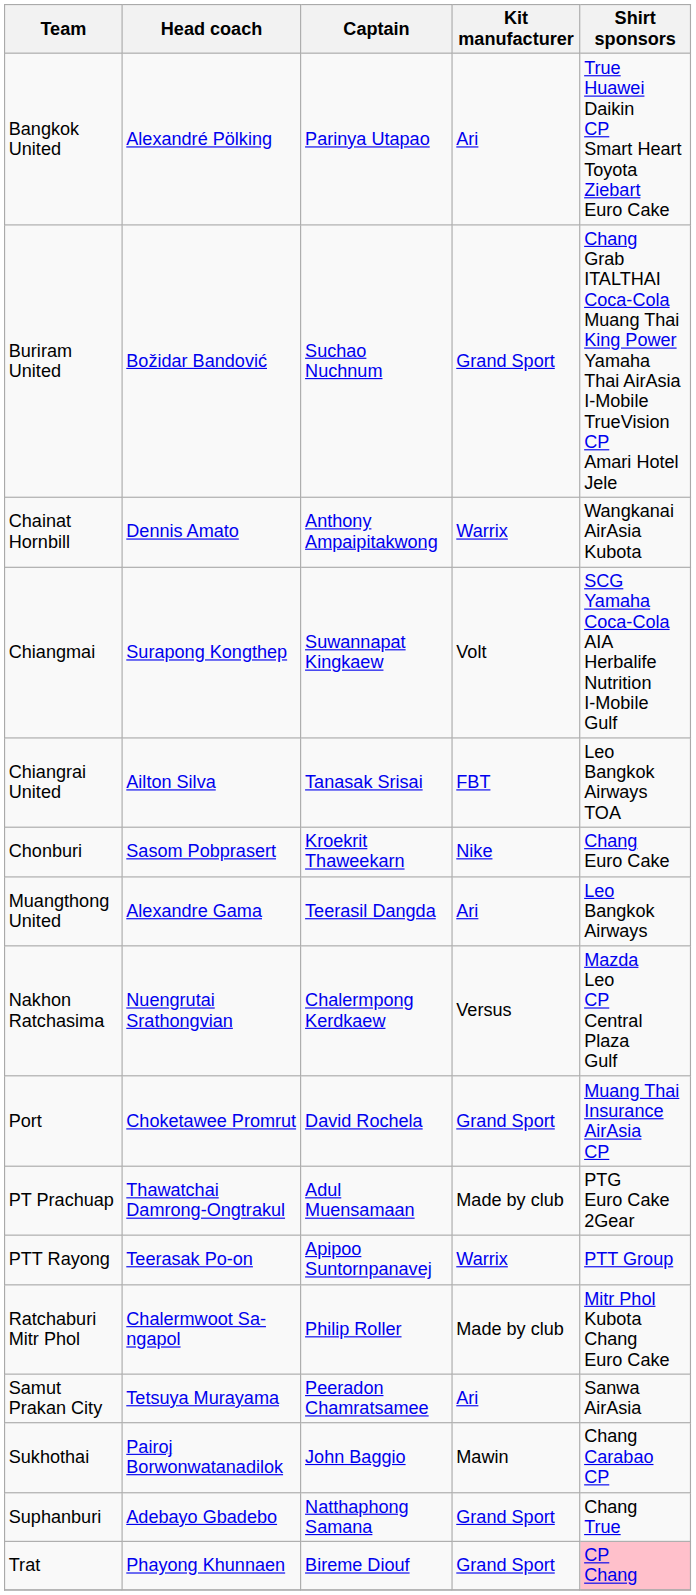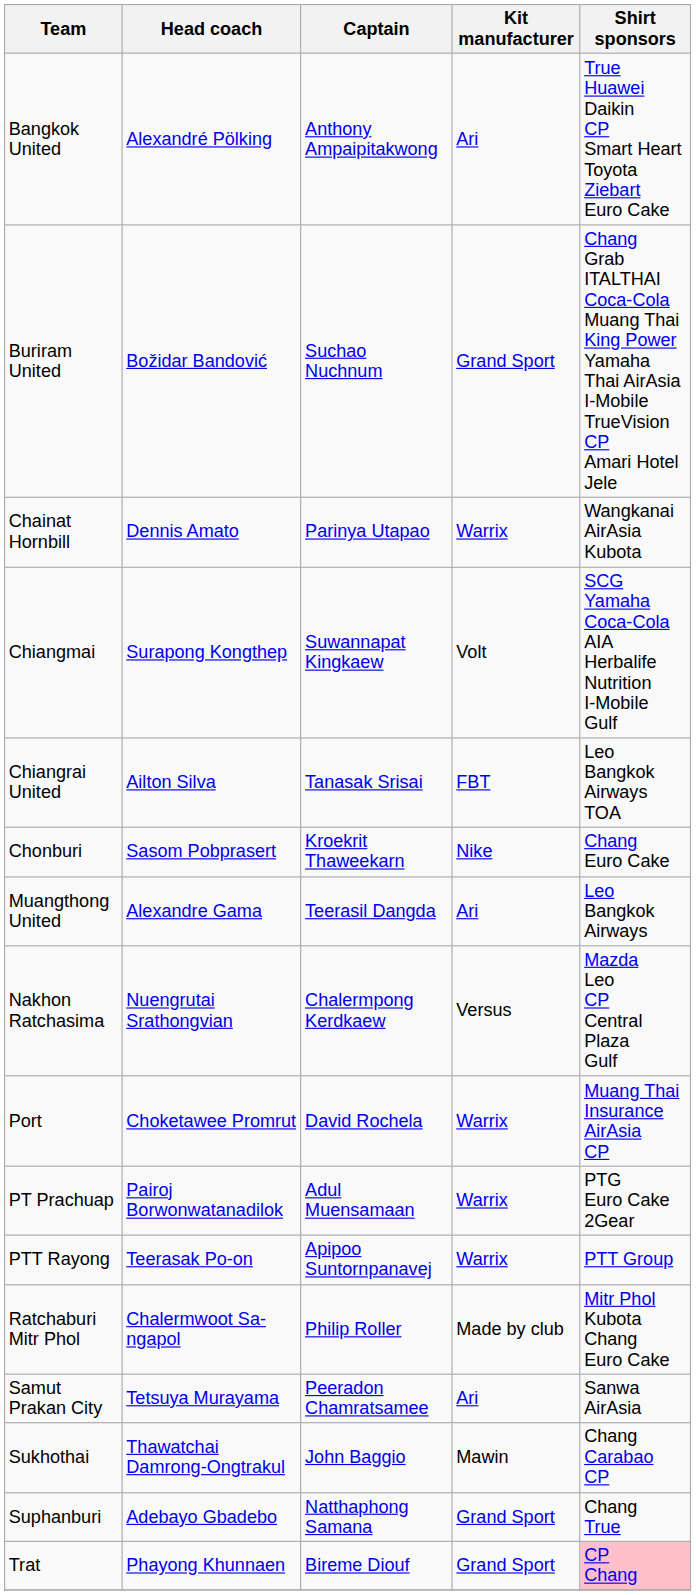(367, 139) Parinya Utapao -> (371, 139) Anthony Ampaipitakwong
(371, 531) Anthony Ampaipitakwong -> (367, 531) Parinya Utapao
(506, 1121) Grand Sport -> (482, 1121) Warrix
(206, 1200) Thawatchai Damrong-Ongtrakul -> (205, 1200) Pairoj Borwonwatanadilok
(510, 1200) Made by club -> (482, 1200) Warrix
(205, 1457) Pairoj Borwonwatanadilok -> (206, 1457) Thawatchai Damrong-Ongtrakul
